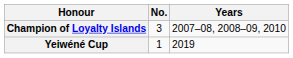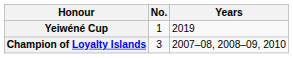rows swapped: (76, 28) <-> (76, 45)
